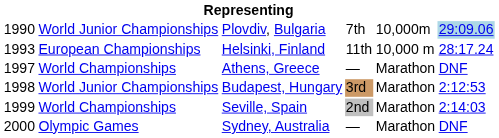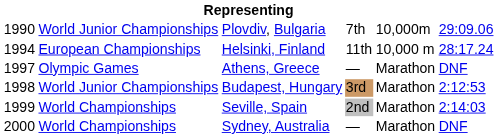(466, 29) lightblue background -> (466, 29) no background
(19, 49) 1993 -> (19, 49) 1994
(107, 68) World Championships -> (89, 68) Olympic Games
(89, 126) Olympic Games -> (107, 126) World Championships
